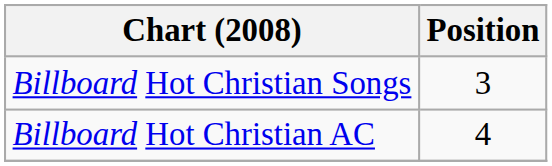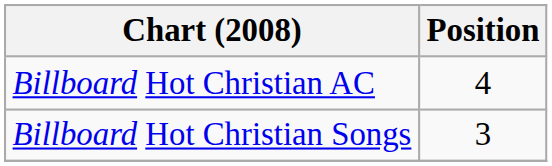rows swapped: (212, 82) <-> (194, 134)
